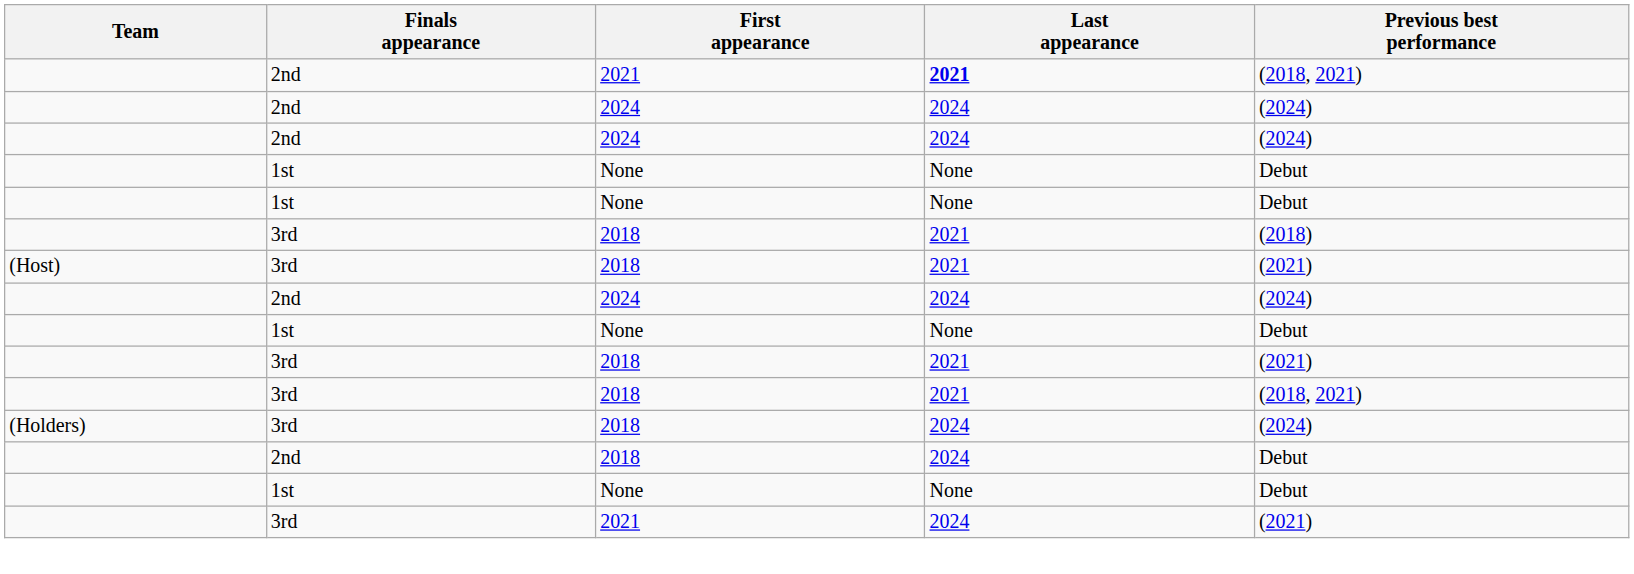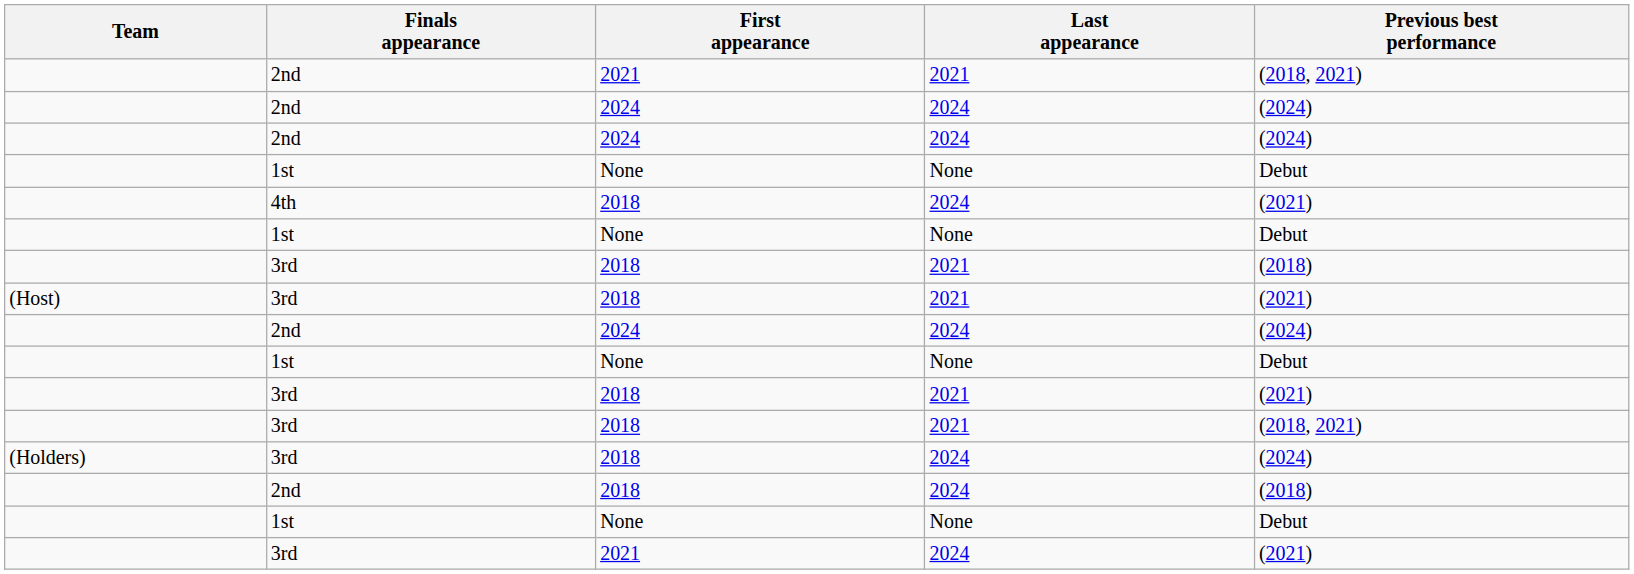(949, 74) bold -> (949, 74) normal
+ row: (284, 202)
(1283, 457) Debut -> (1285, 489) (2018)
